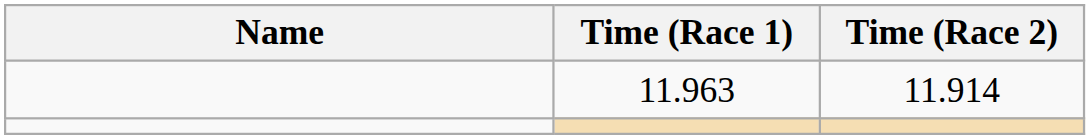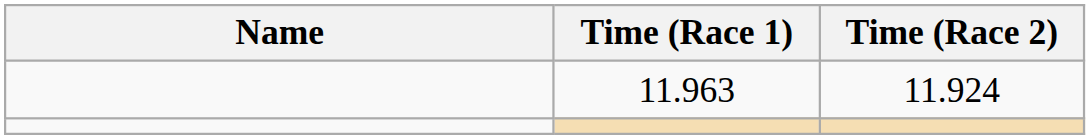(952, 88) 11.914 -> (952, 88) 11.924
